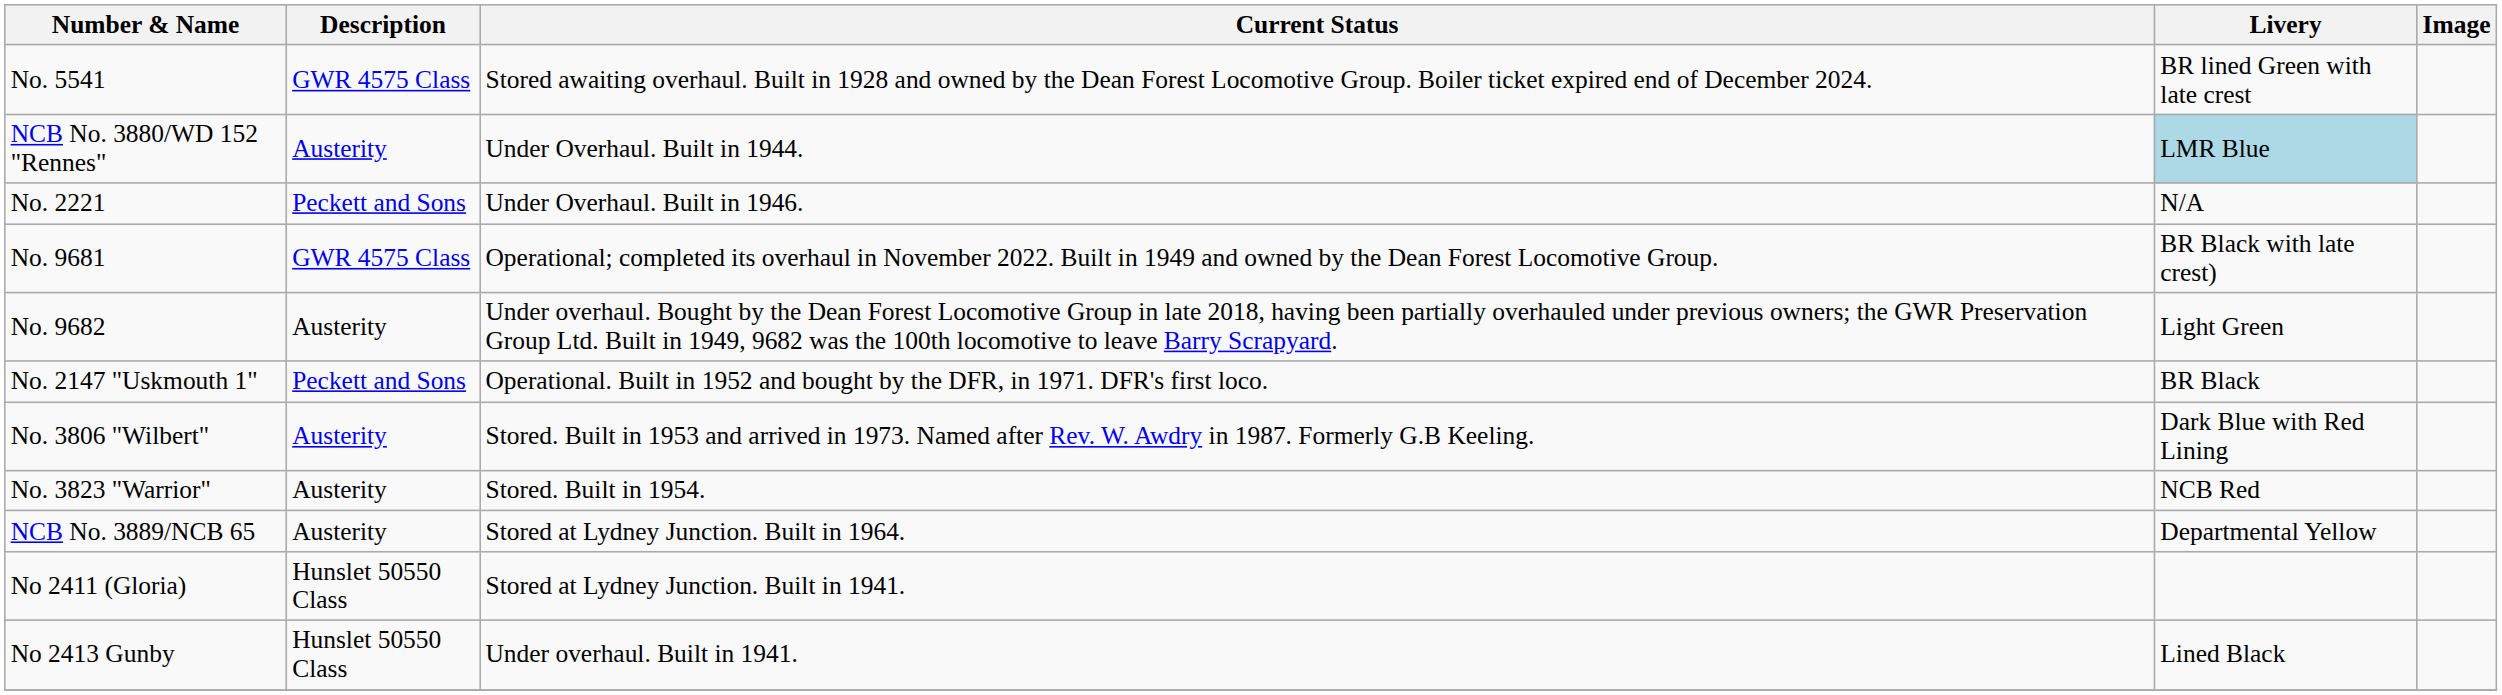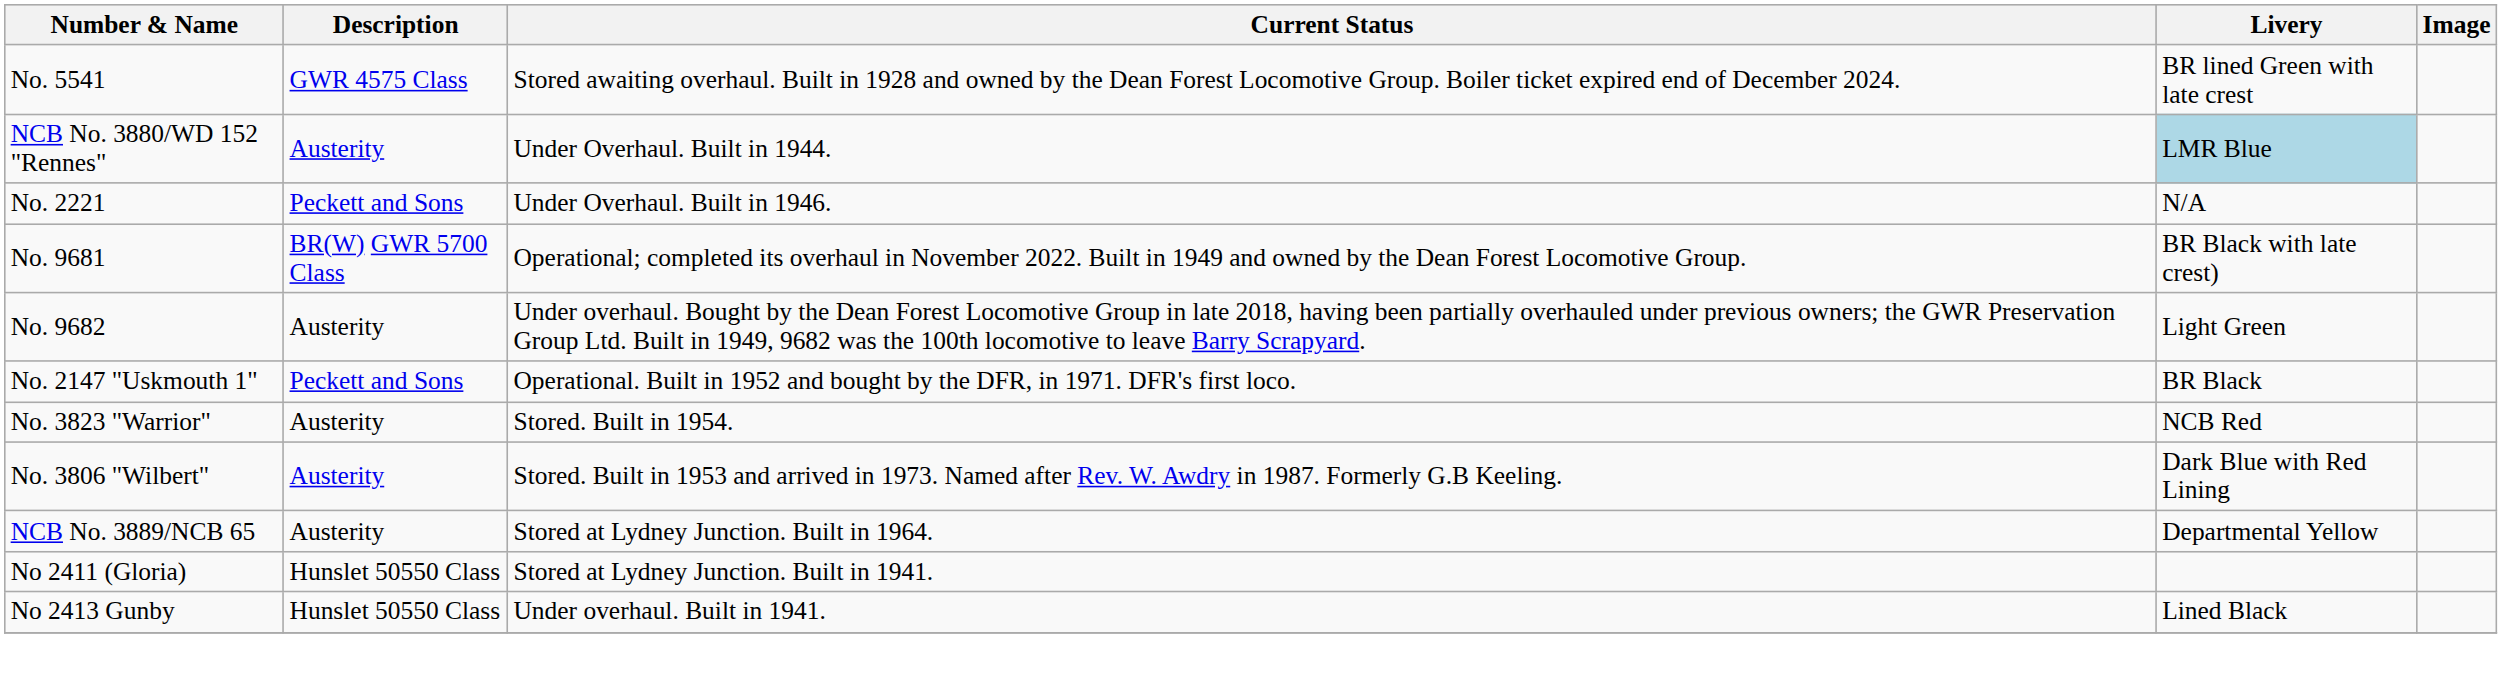(381, 257) GWR 4575 Class -> (388, 257) BR(W) GWR 5700 Class
rows swapped: (110, 435) <-> (111, 490)
